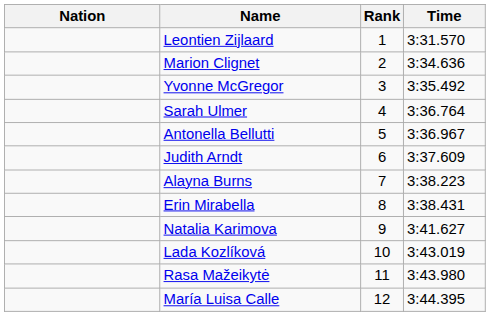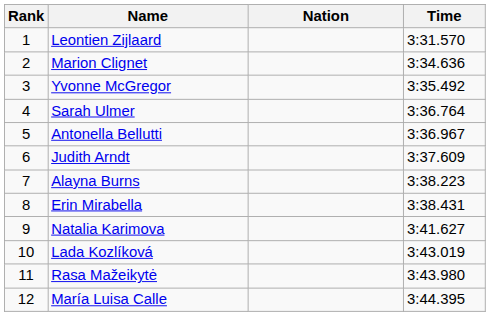columns swapped: (382, 16) <-> (82, 16)
